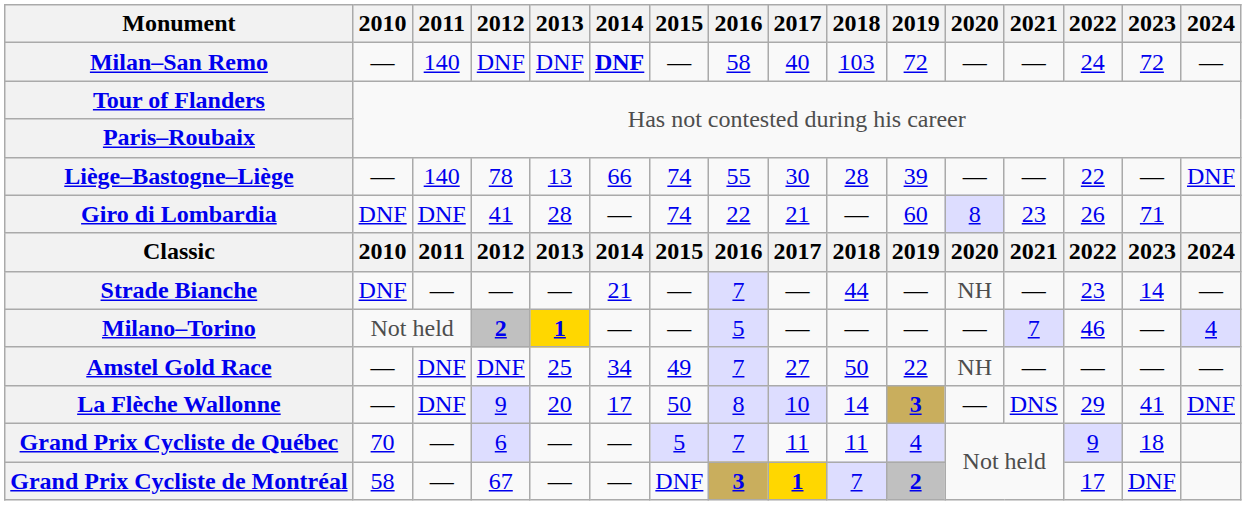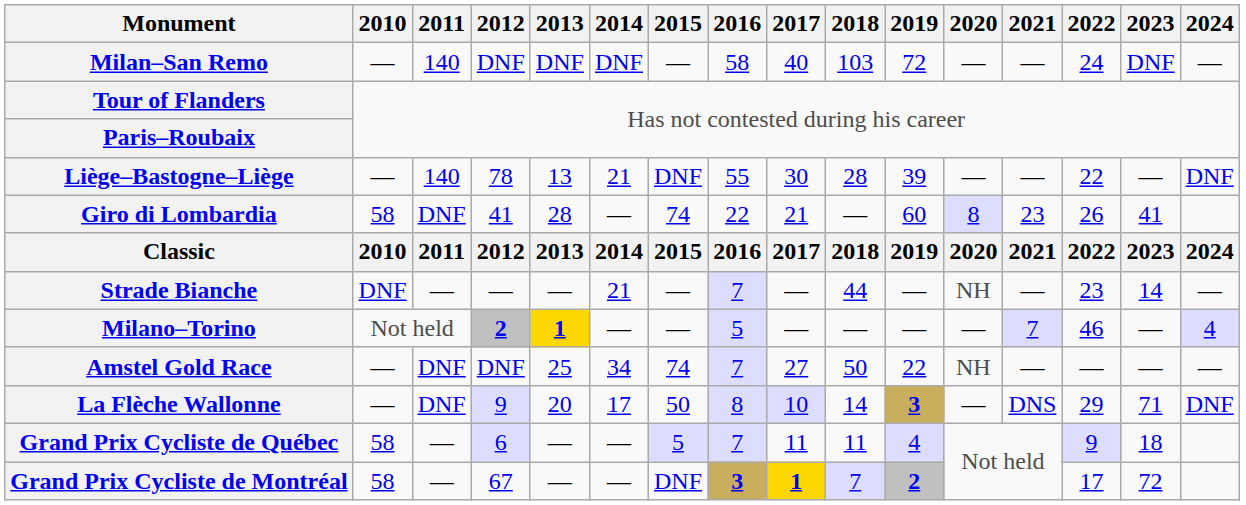(620, 61) bold -> (619, 61) normal
(1152, 61) 72 -> (1151, 61) DNF
(620, 175) 66 -> (619, 175) 21
(679, 175) 74 -> (678, 175) DNF
(383, 213) DNF -> (383, 213) 58
(1152, 213) 71 -> (1151, 213) 41
(679, 366) 49 -> (678, 366) 74
(1152, 404) 41 -> (1151, 404) 71
(383, 442) 70 -> (383, 442) 58
(1152, 480) DNF -> (1151, 480) 72
